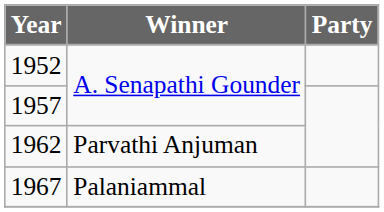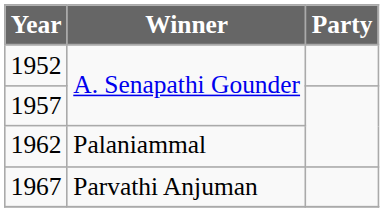(165, 145) Parvathi Anjuman -> (140, 145) Palaniammal
(140, 186) Palaniammal -> (165, 186) Parvathi Anjuman
